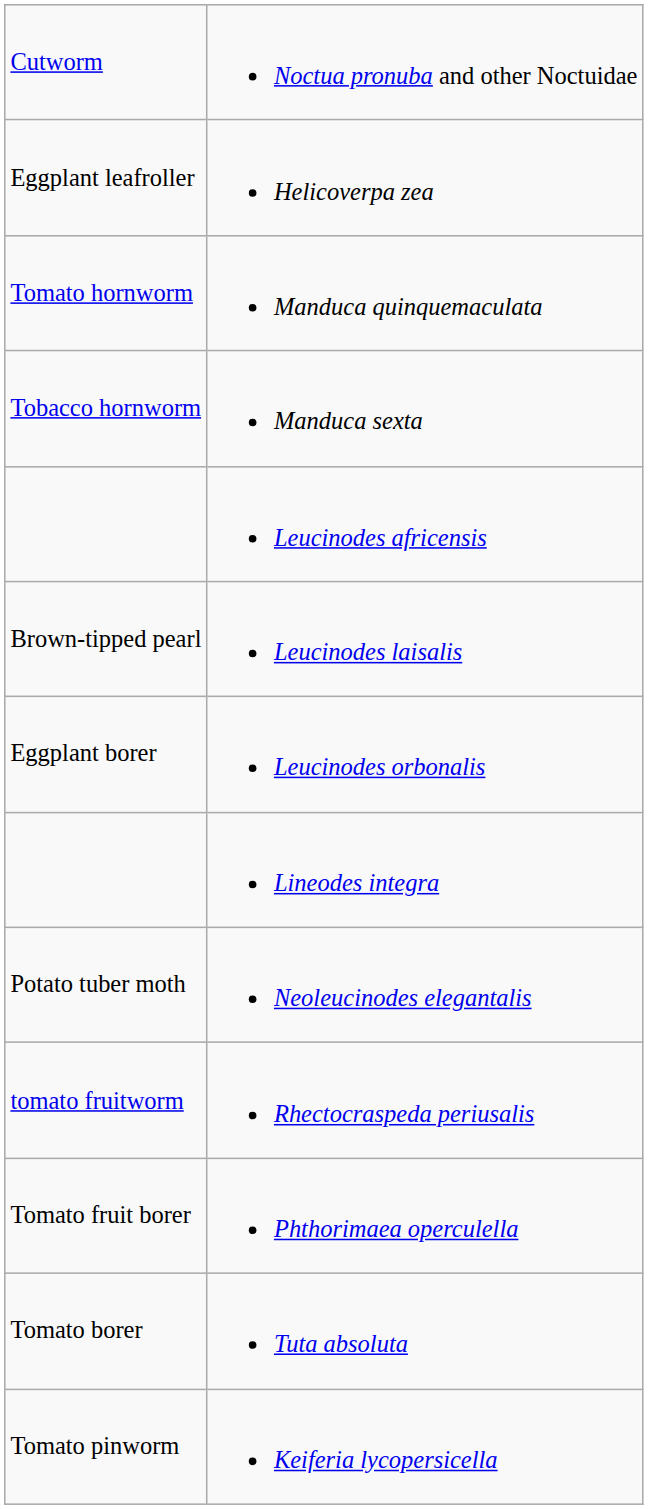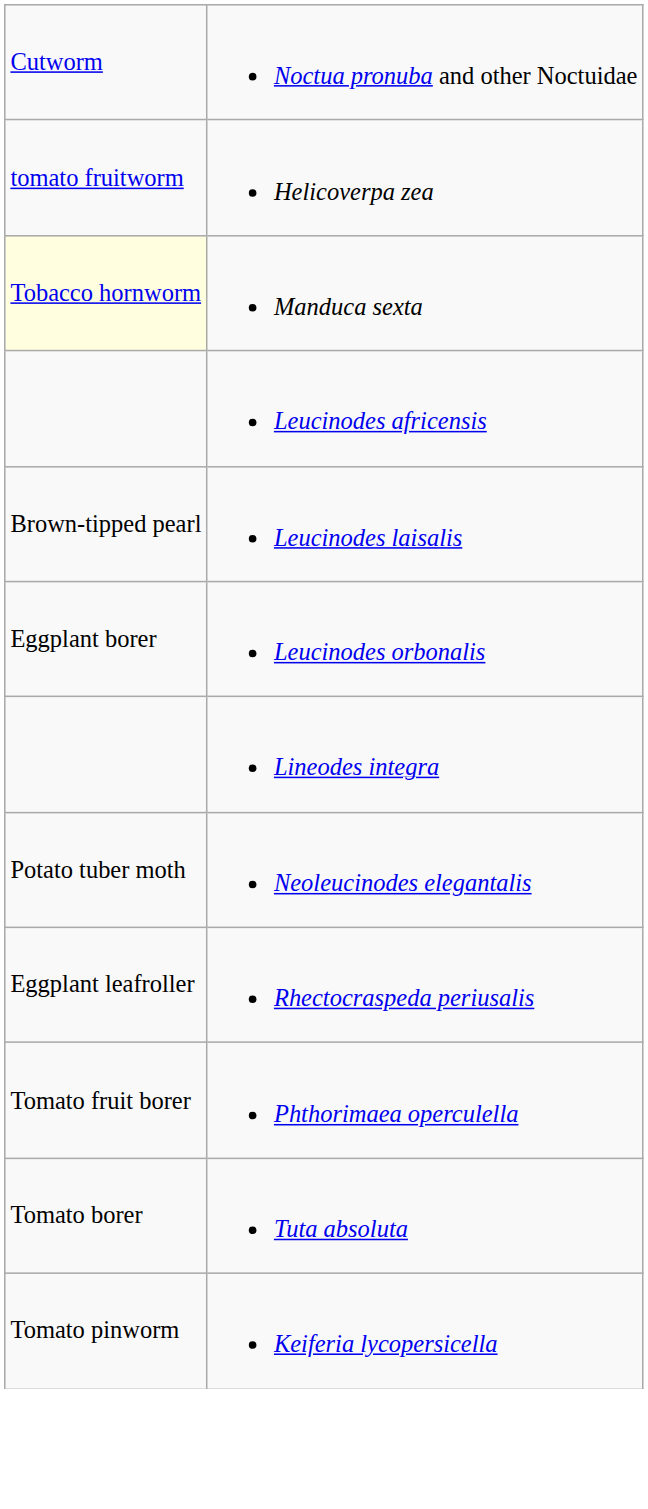(103, 177) Eggplant leafroller -> (97, 177) tomato fruitworm
- row: (425, 307)
(106, 408) no background -> (106, 292) lightyellow background
(97, 1100) tomato fruitworm -> (103, 984) Eggplant leafroller
